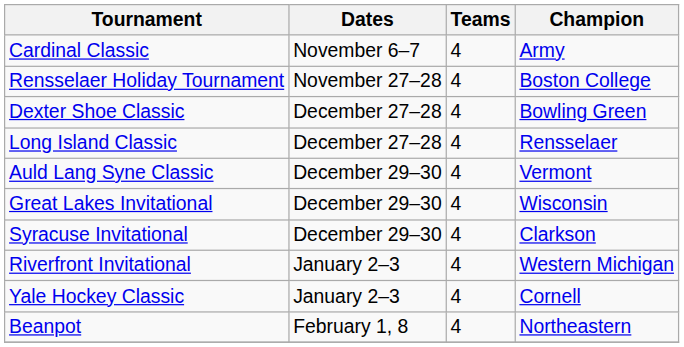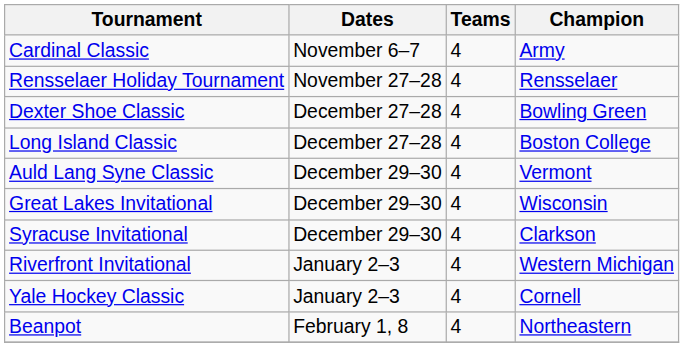(585, 81) Boston College -> (568, 81) Rensselaer
(568, 142) Rensselaer -> (585, 142) Boston College
